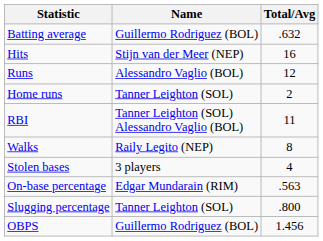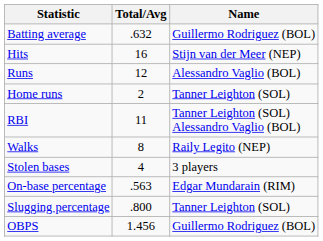columns swapped: (187, 14) <-> (289, 14)
